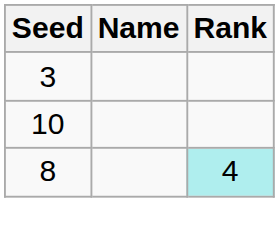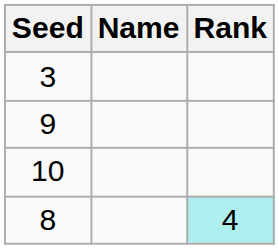+ row: (48, 123)
